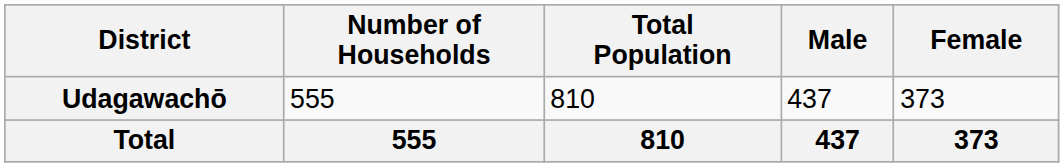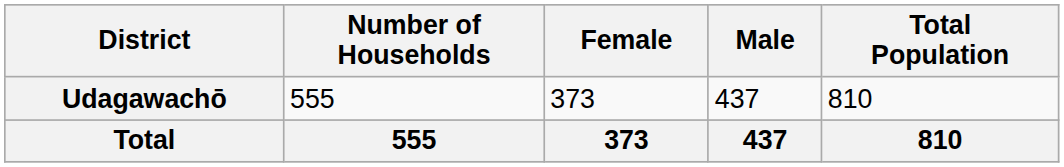columns swapped: (663, 40) <-> (976, 40)
